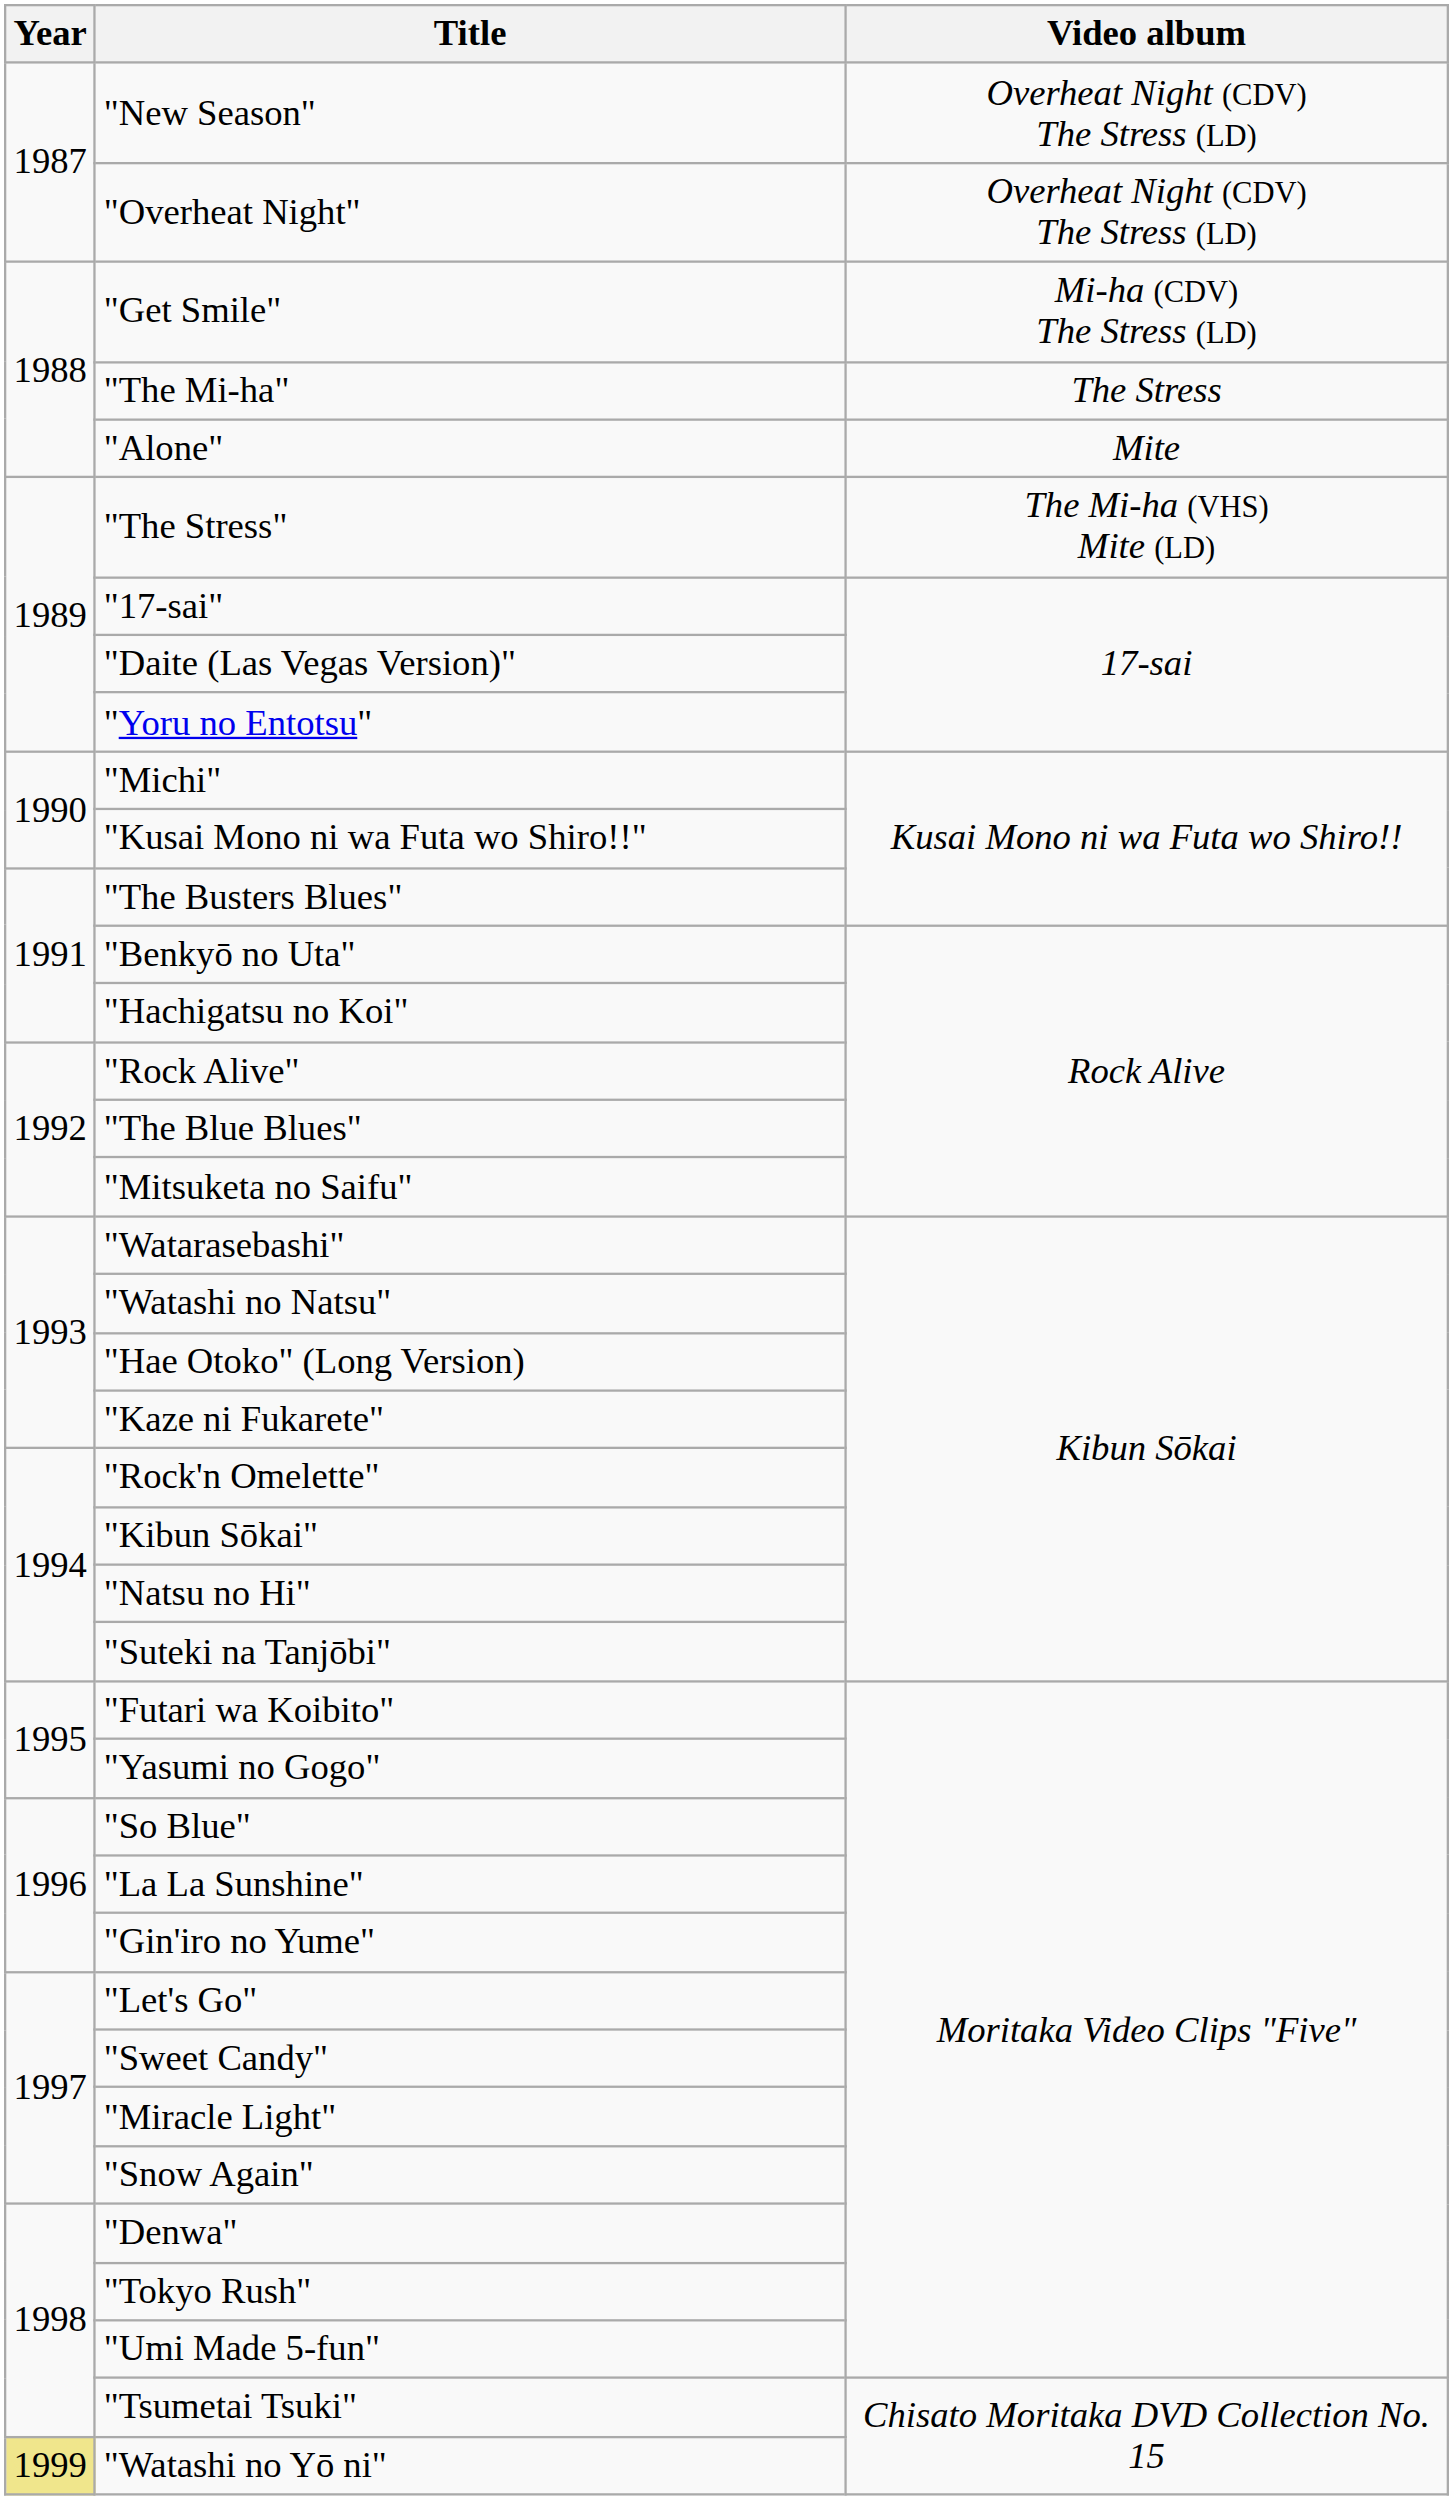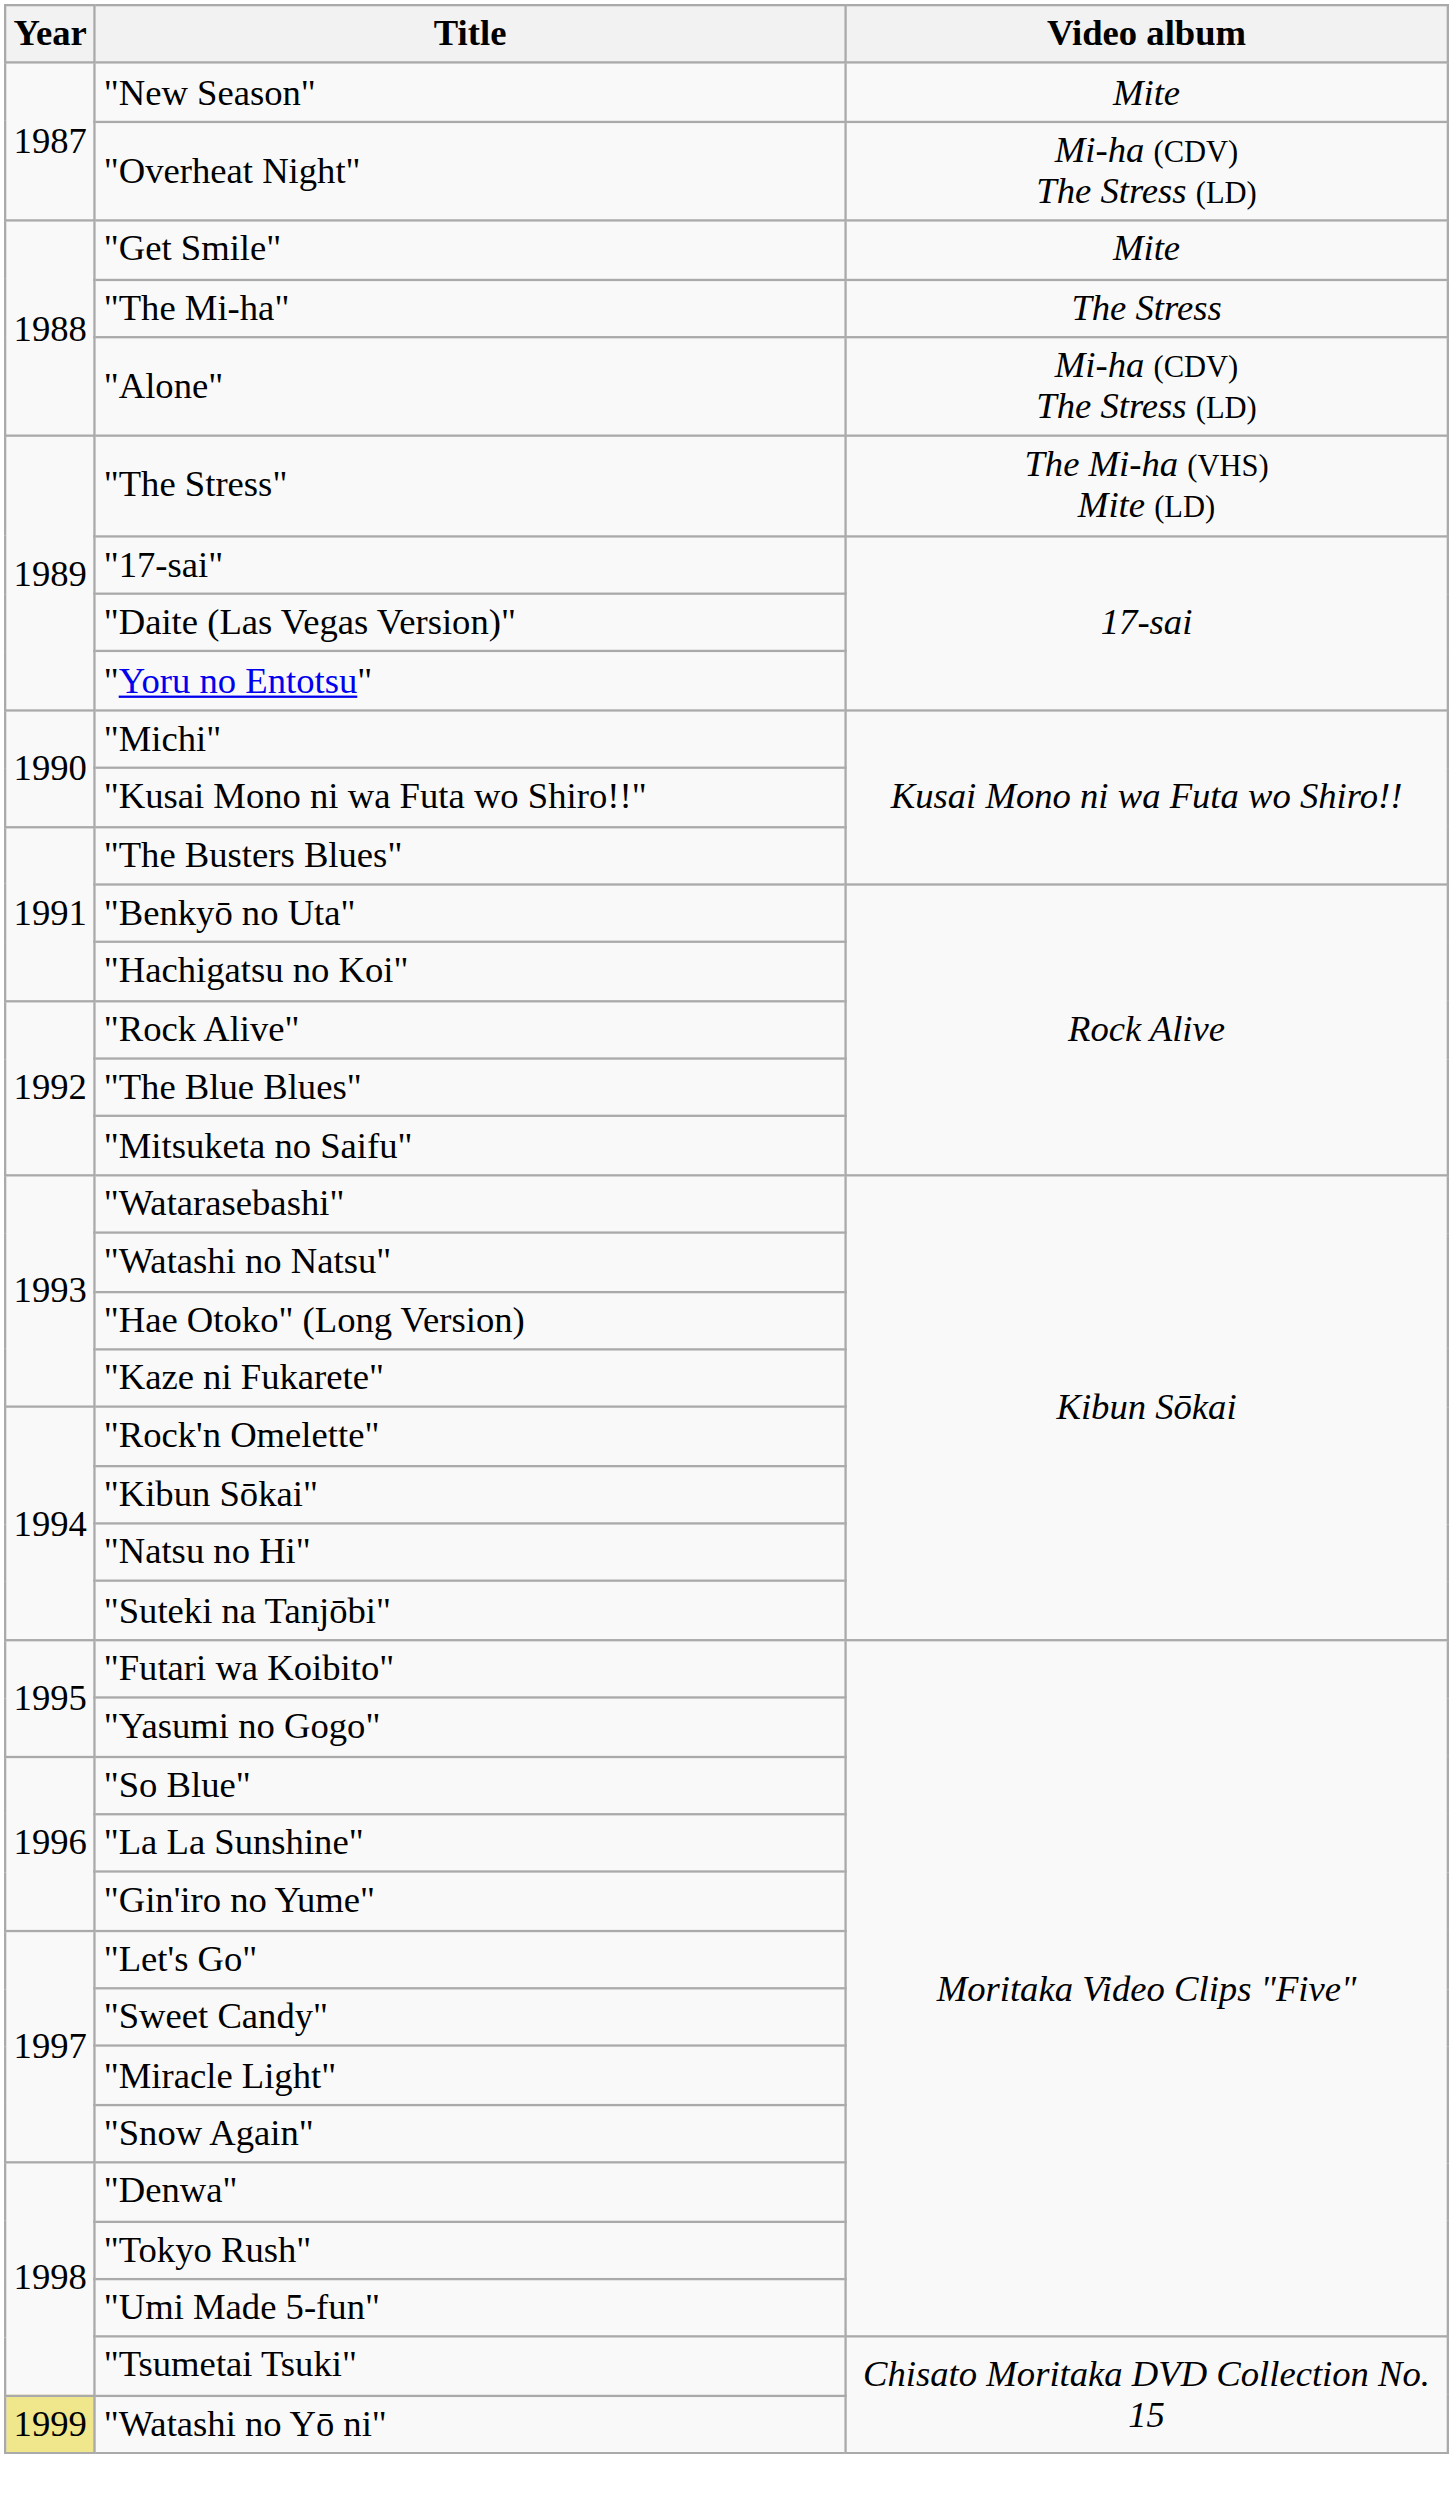(1147, 112) Overheat Night (CDV) The Stress (LD) -> (1147, 91) Mite
(1147, 211) Overheat Night (CDV) The Stress (LD) -> (1147, 170) Mi-ha (CDV) The Stress (LD)
(1147, 310) Mi-ha (CDV) The Stress (LD) -> (1147, 249) Mite
(1147, 447) Mite -> (1147, 385) Mi-ha (CDV) The Stress (LD)
